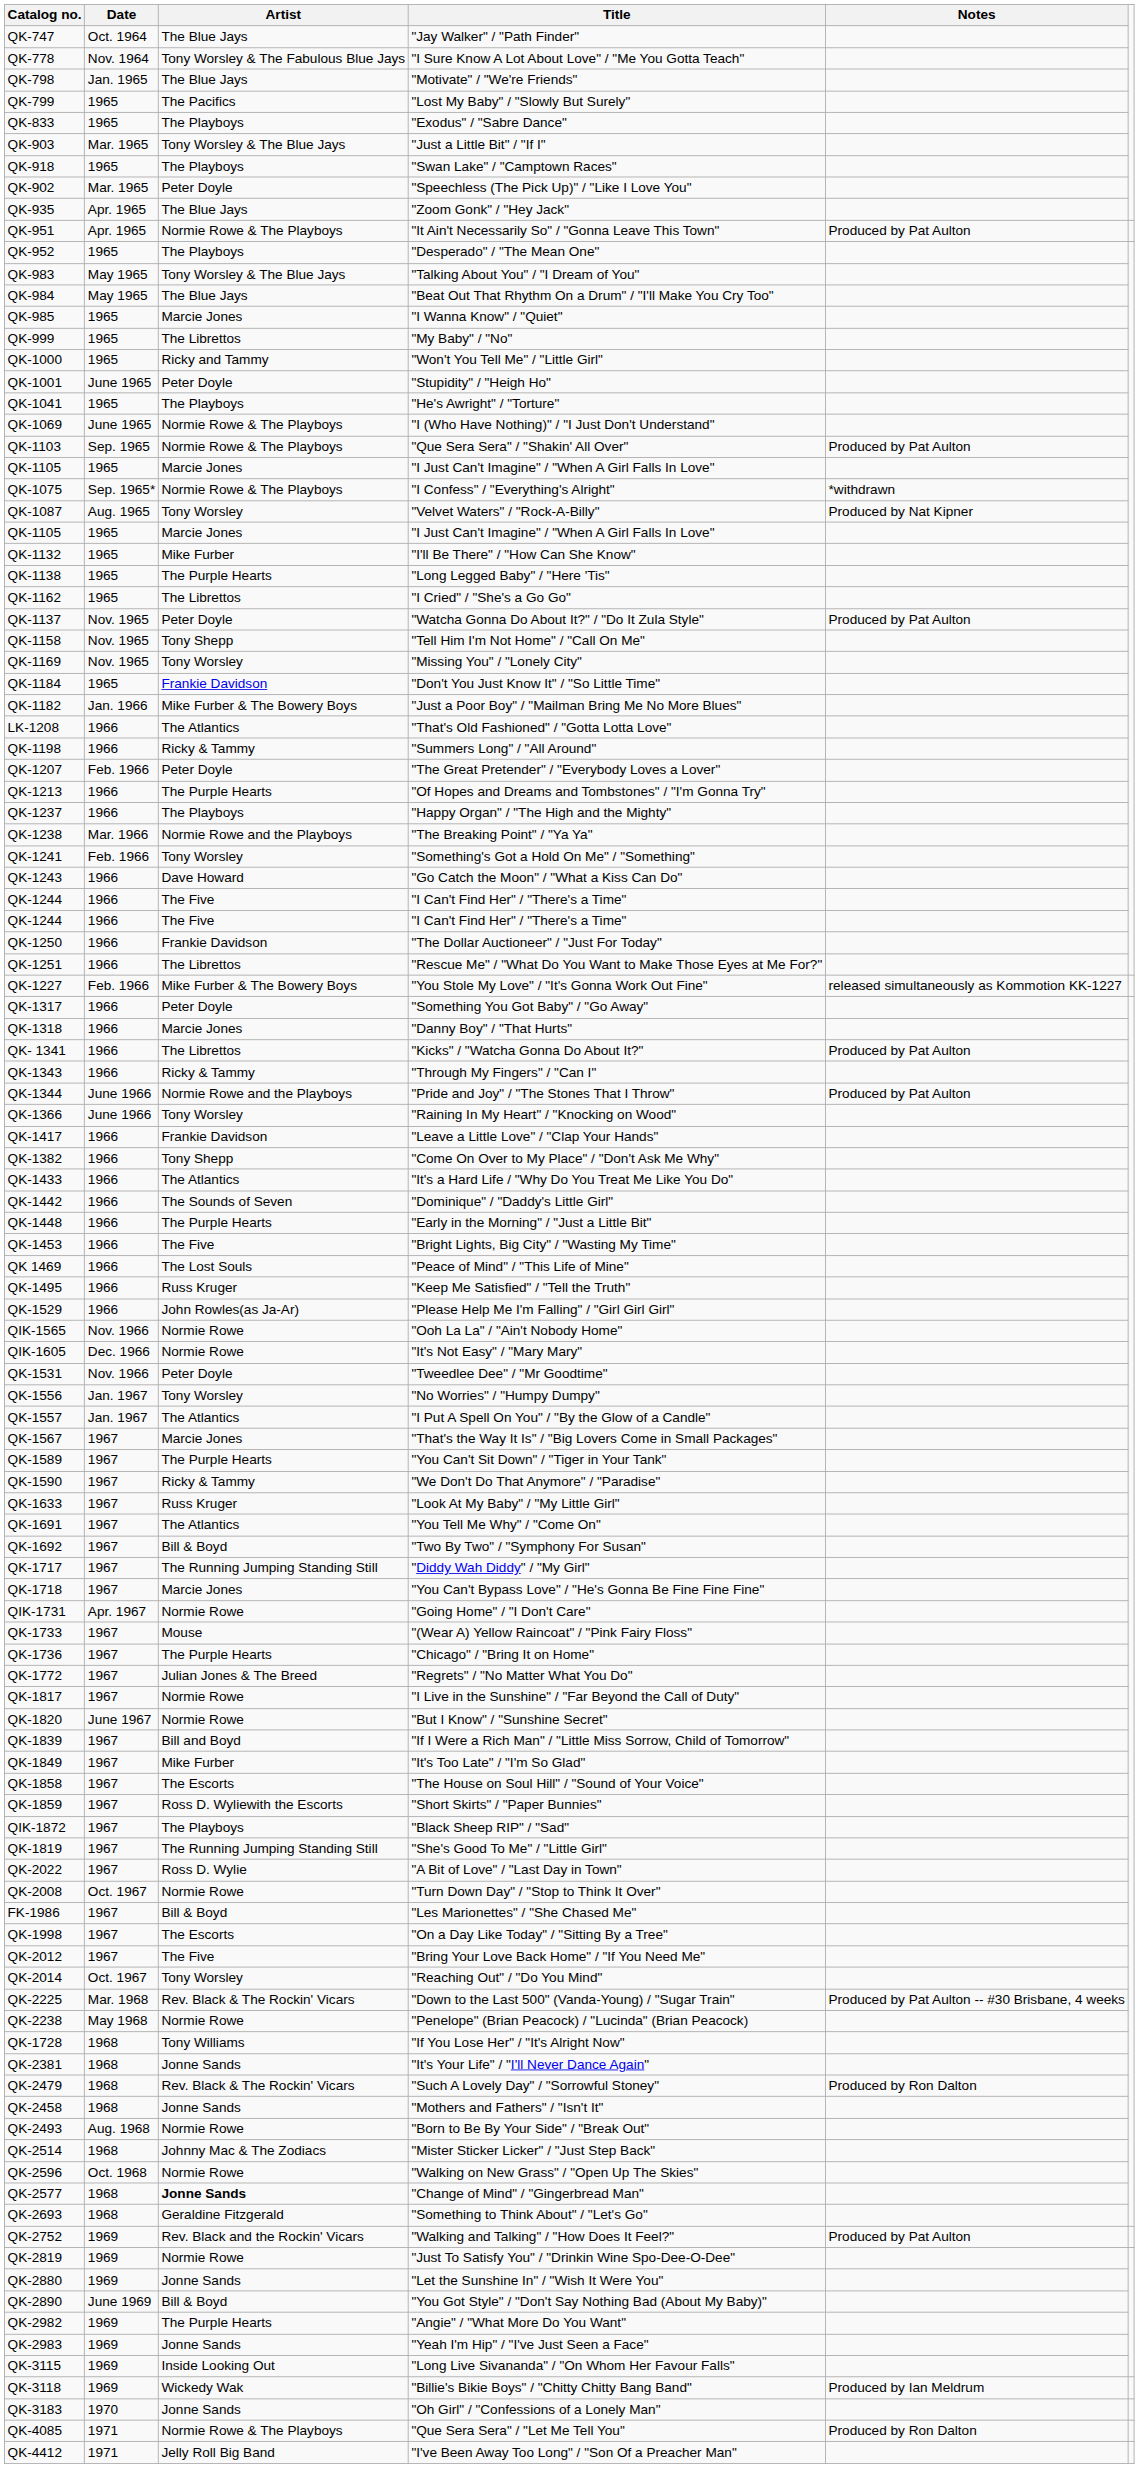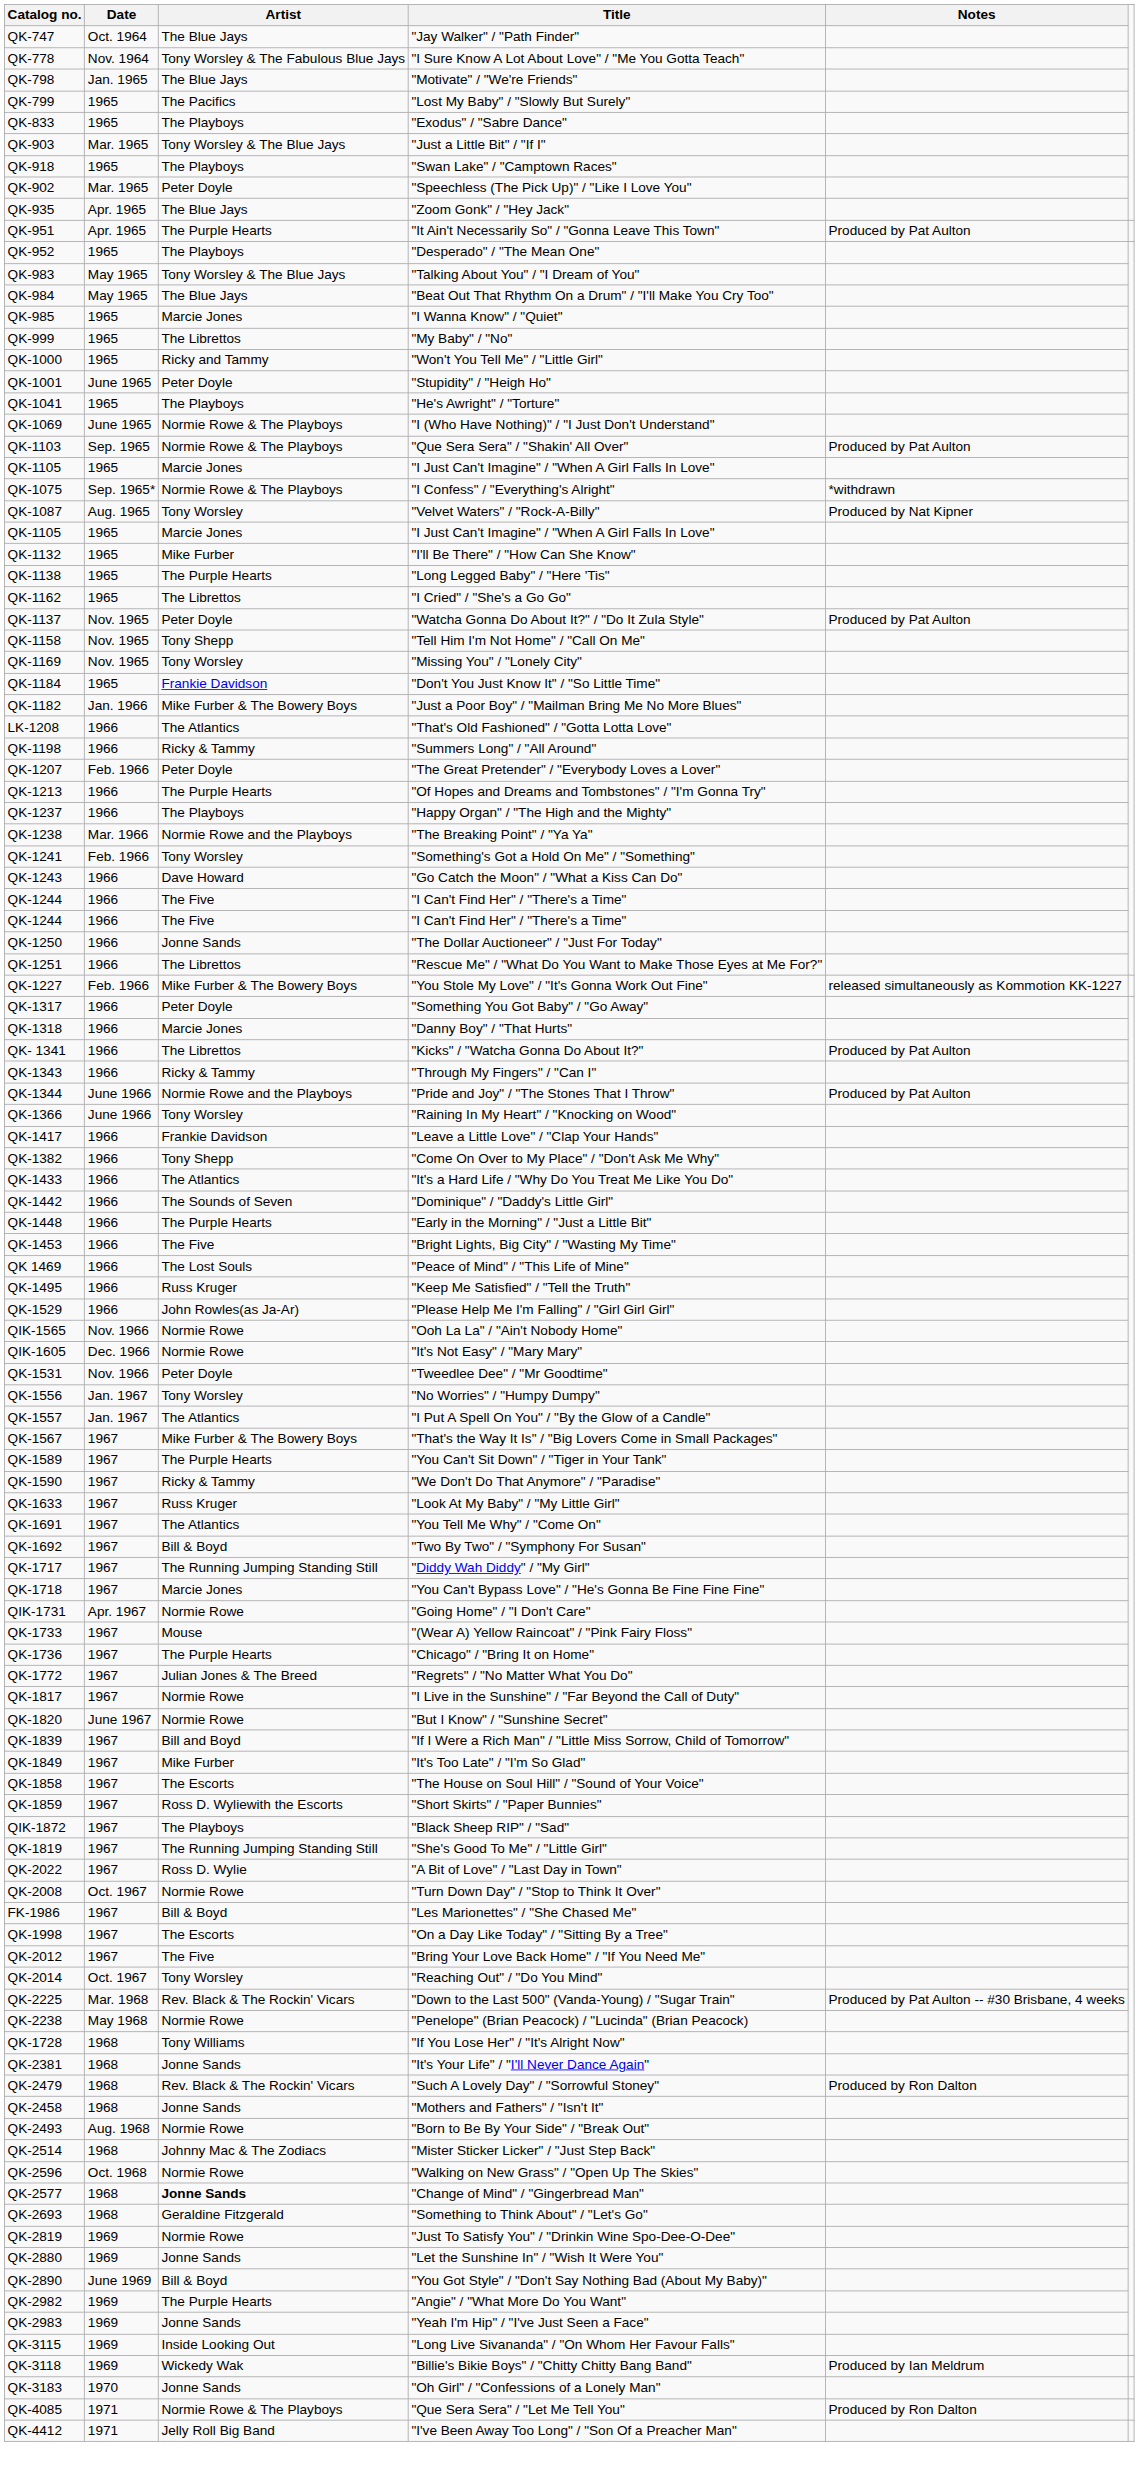(252, 230) Normie Rowe & The Playboys -> (217, 230) The Purple Hearts
(214, 942) Frankie Davidson -> (201, 942) Jonne Sands
(202, 1438) Marcie Jones -> (259, 1438) Mike Furber & The Bowery Boys
- row: (35, 2236)
